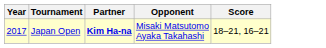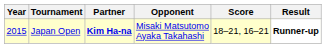+ column: (296, 12)
(17, 31) 2017 -> (17, 31) 2015
